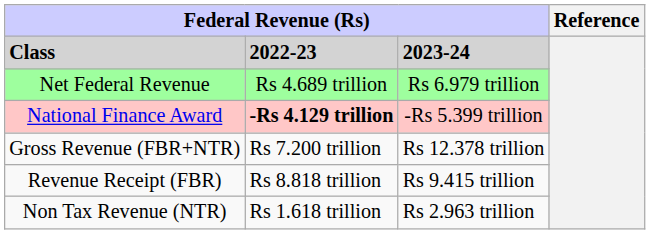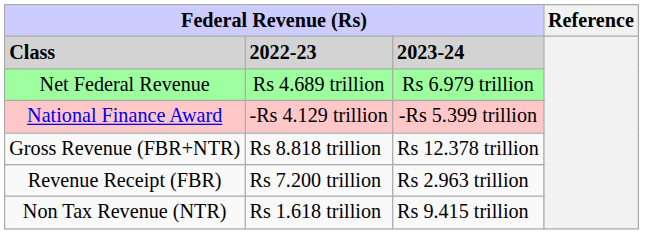(321, 116) bold -> (319, 116) normal
(315, 148) Rs 7.200 trillion -> (315, 148) Rs 8.818 trillion
(315, 180) Rs 8.818 trillion -> (315, 180) Rs 7.200 trillion
(468, 180) Rs 9.415 trillion -> (463, 180) Rs 2.963 trillion
(468, 212) Rs 2.963 trillion -> (463, 212) Rs 9.415 trillion
